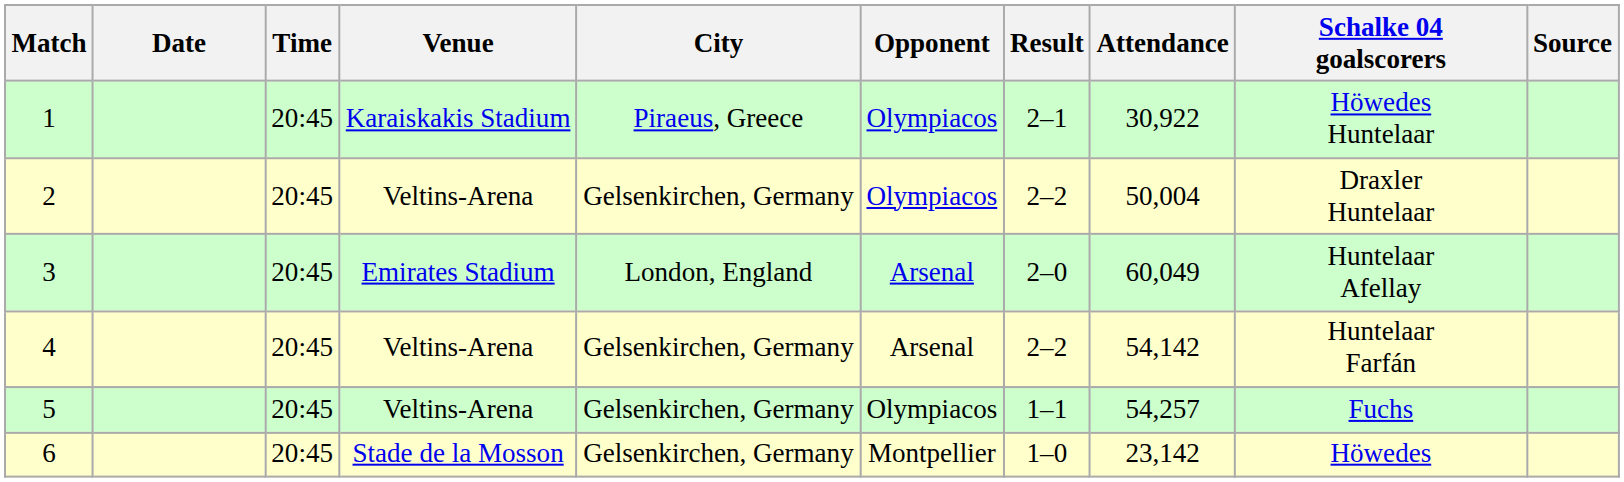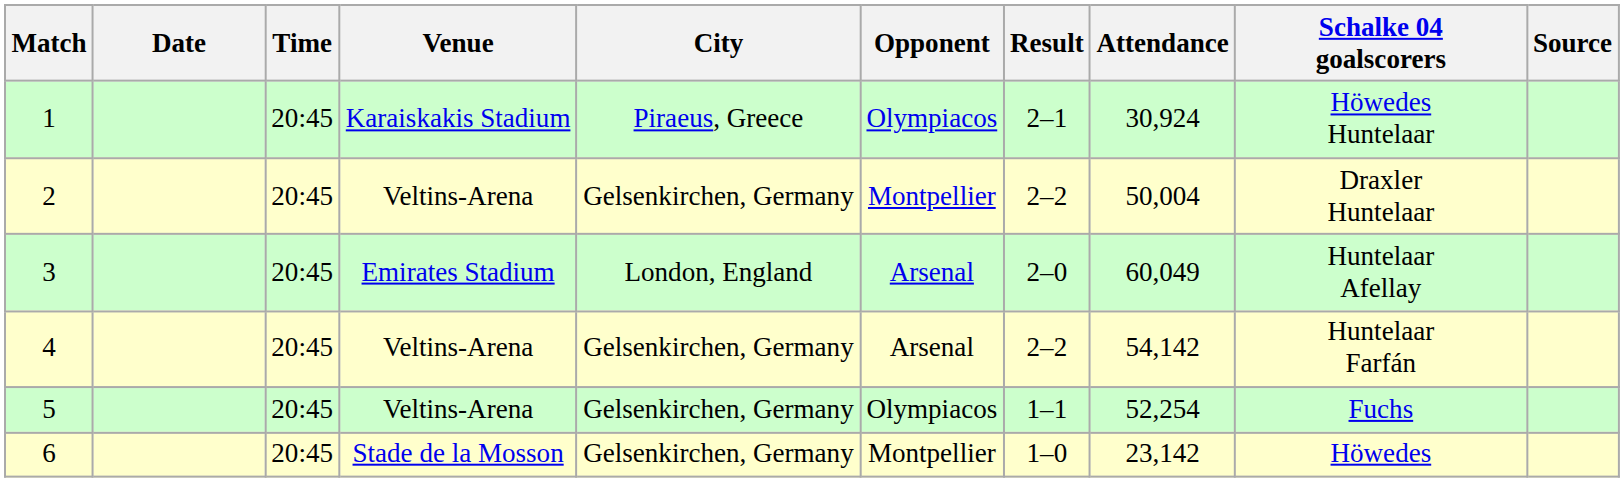(1163, 118) 30,922 -> (1163, 118) 30,924
(932, 195) Olympiacos -> (932, 195) Montpellier
(1163, 408) 54,257 -> (1163, 408) 52,254
